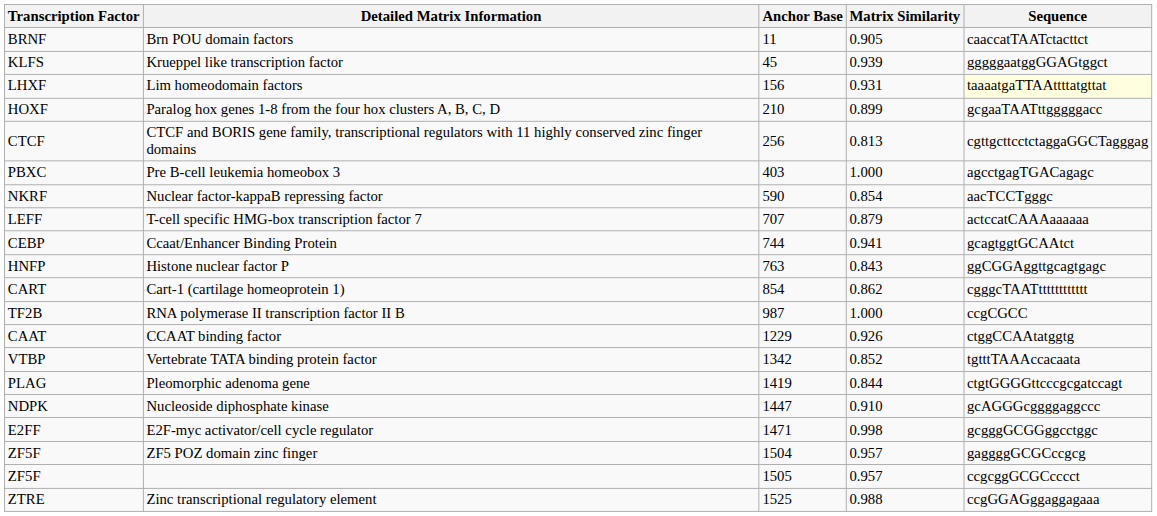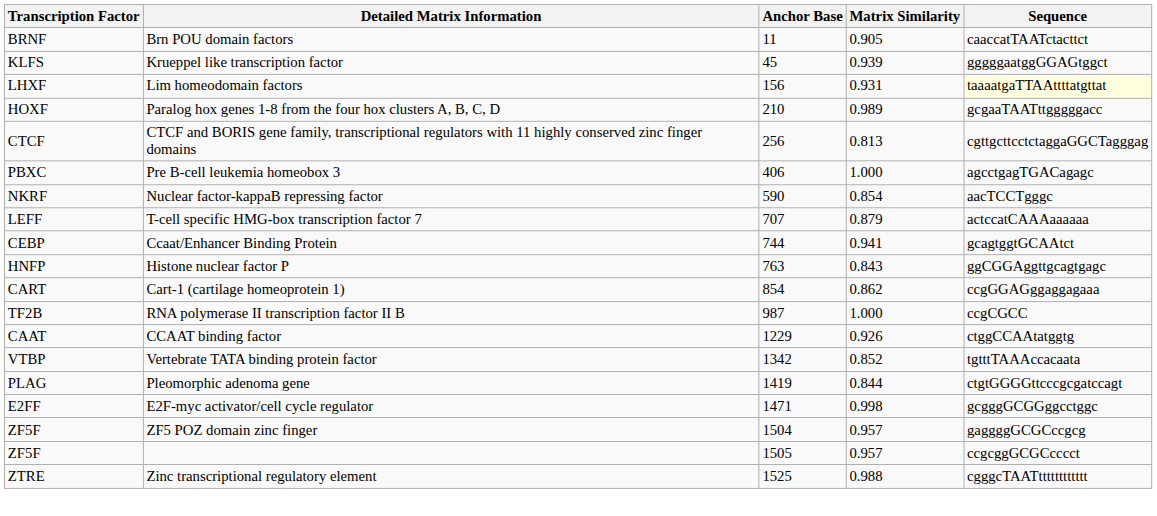(866, 109) 0.899 -> (866, 109) 0.989
(773, 172) 403 -> (773, 172) 406
(1027, 289) cgggcTAATtttttttttttt -> (1033, 289) ccgGGAGggaggagaaa
- row: (238, 406)
(1033, 499) ccgGGAGggaggagaaa -> (1027, 476) cgggcTAATtttttttttttt
